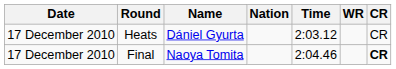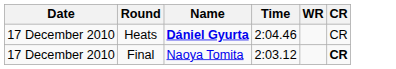- column: (269, 14)
(205, 34) normal -> (208, 34) bold
(316, 34) 2:03.12 -> (276, 34) 2:04.46
(316, 54) 2:04.46 -> (276, 54) 2:03.12
